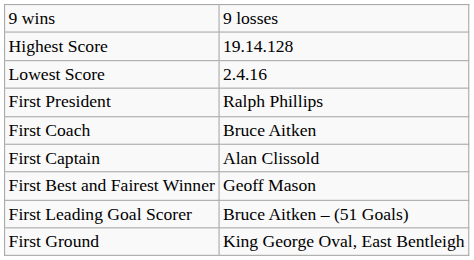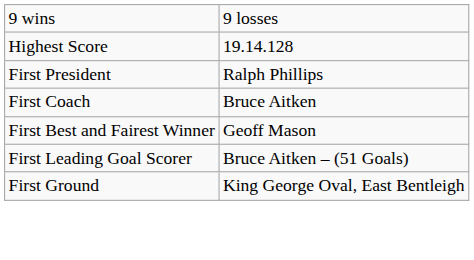- row: (57, 74)
- row: (54, 158)
